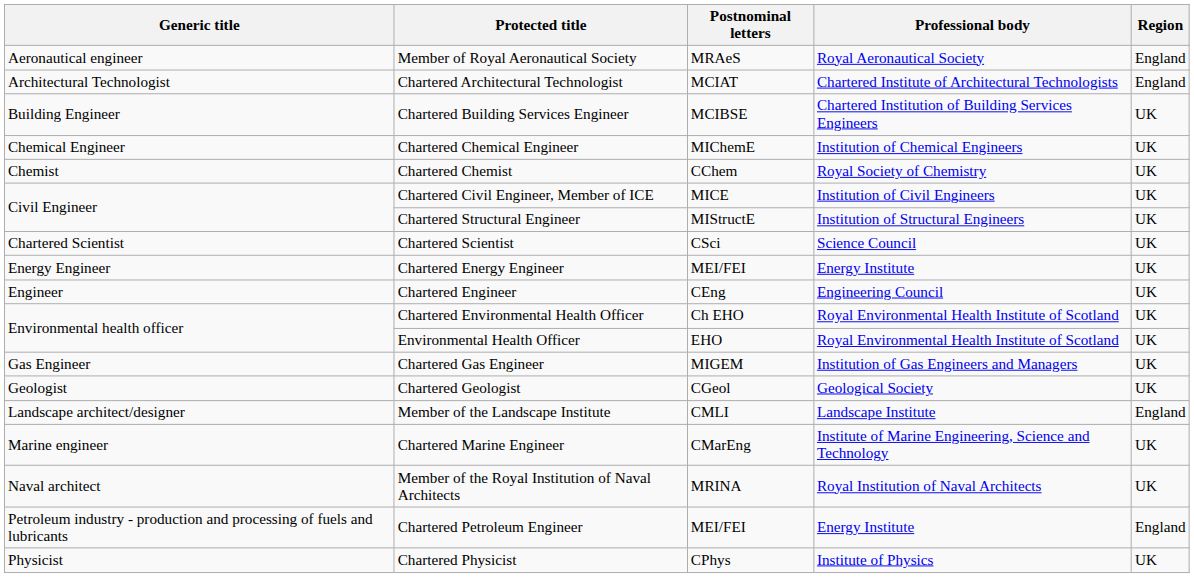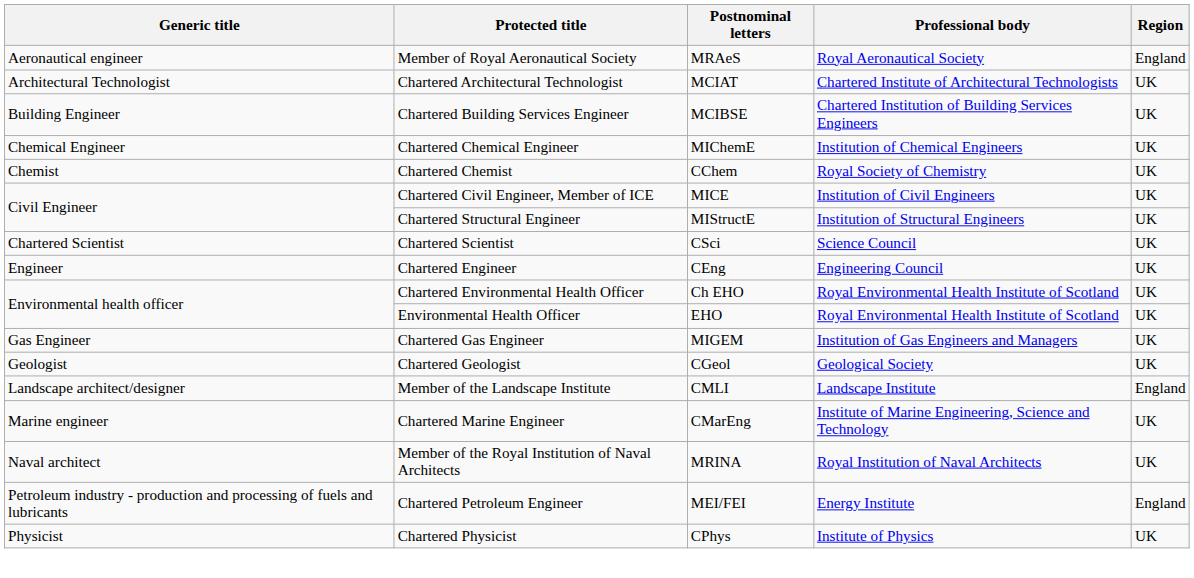(1160, 81) England -> (1146, 81) UK
- row: (481, 267)
